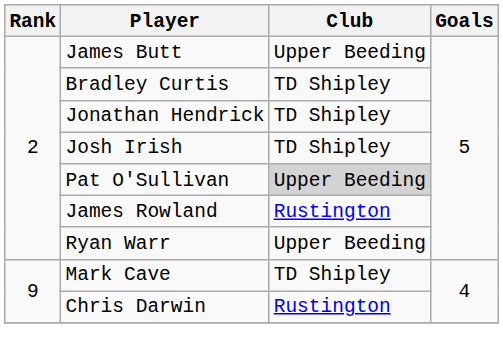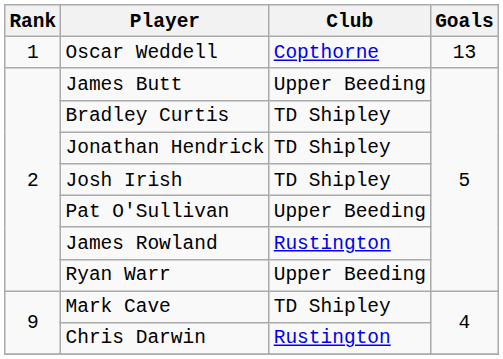+ row: (142, 52)
(350, 180) lightgrey background -> (350, 211) no background
